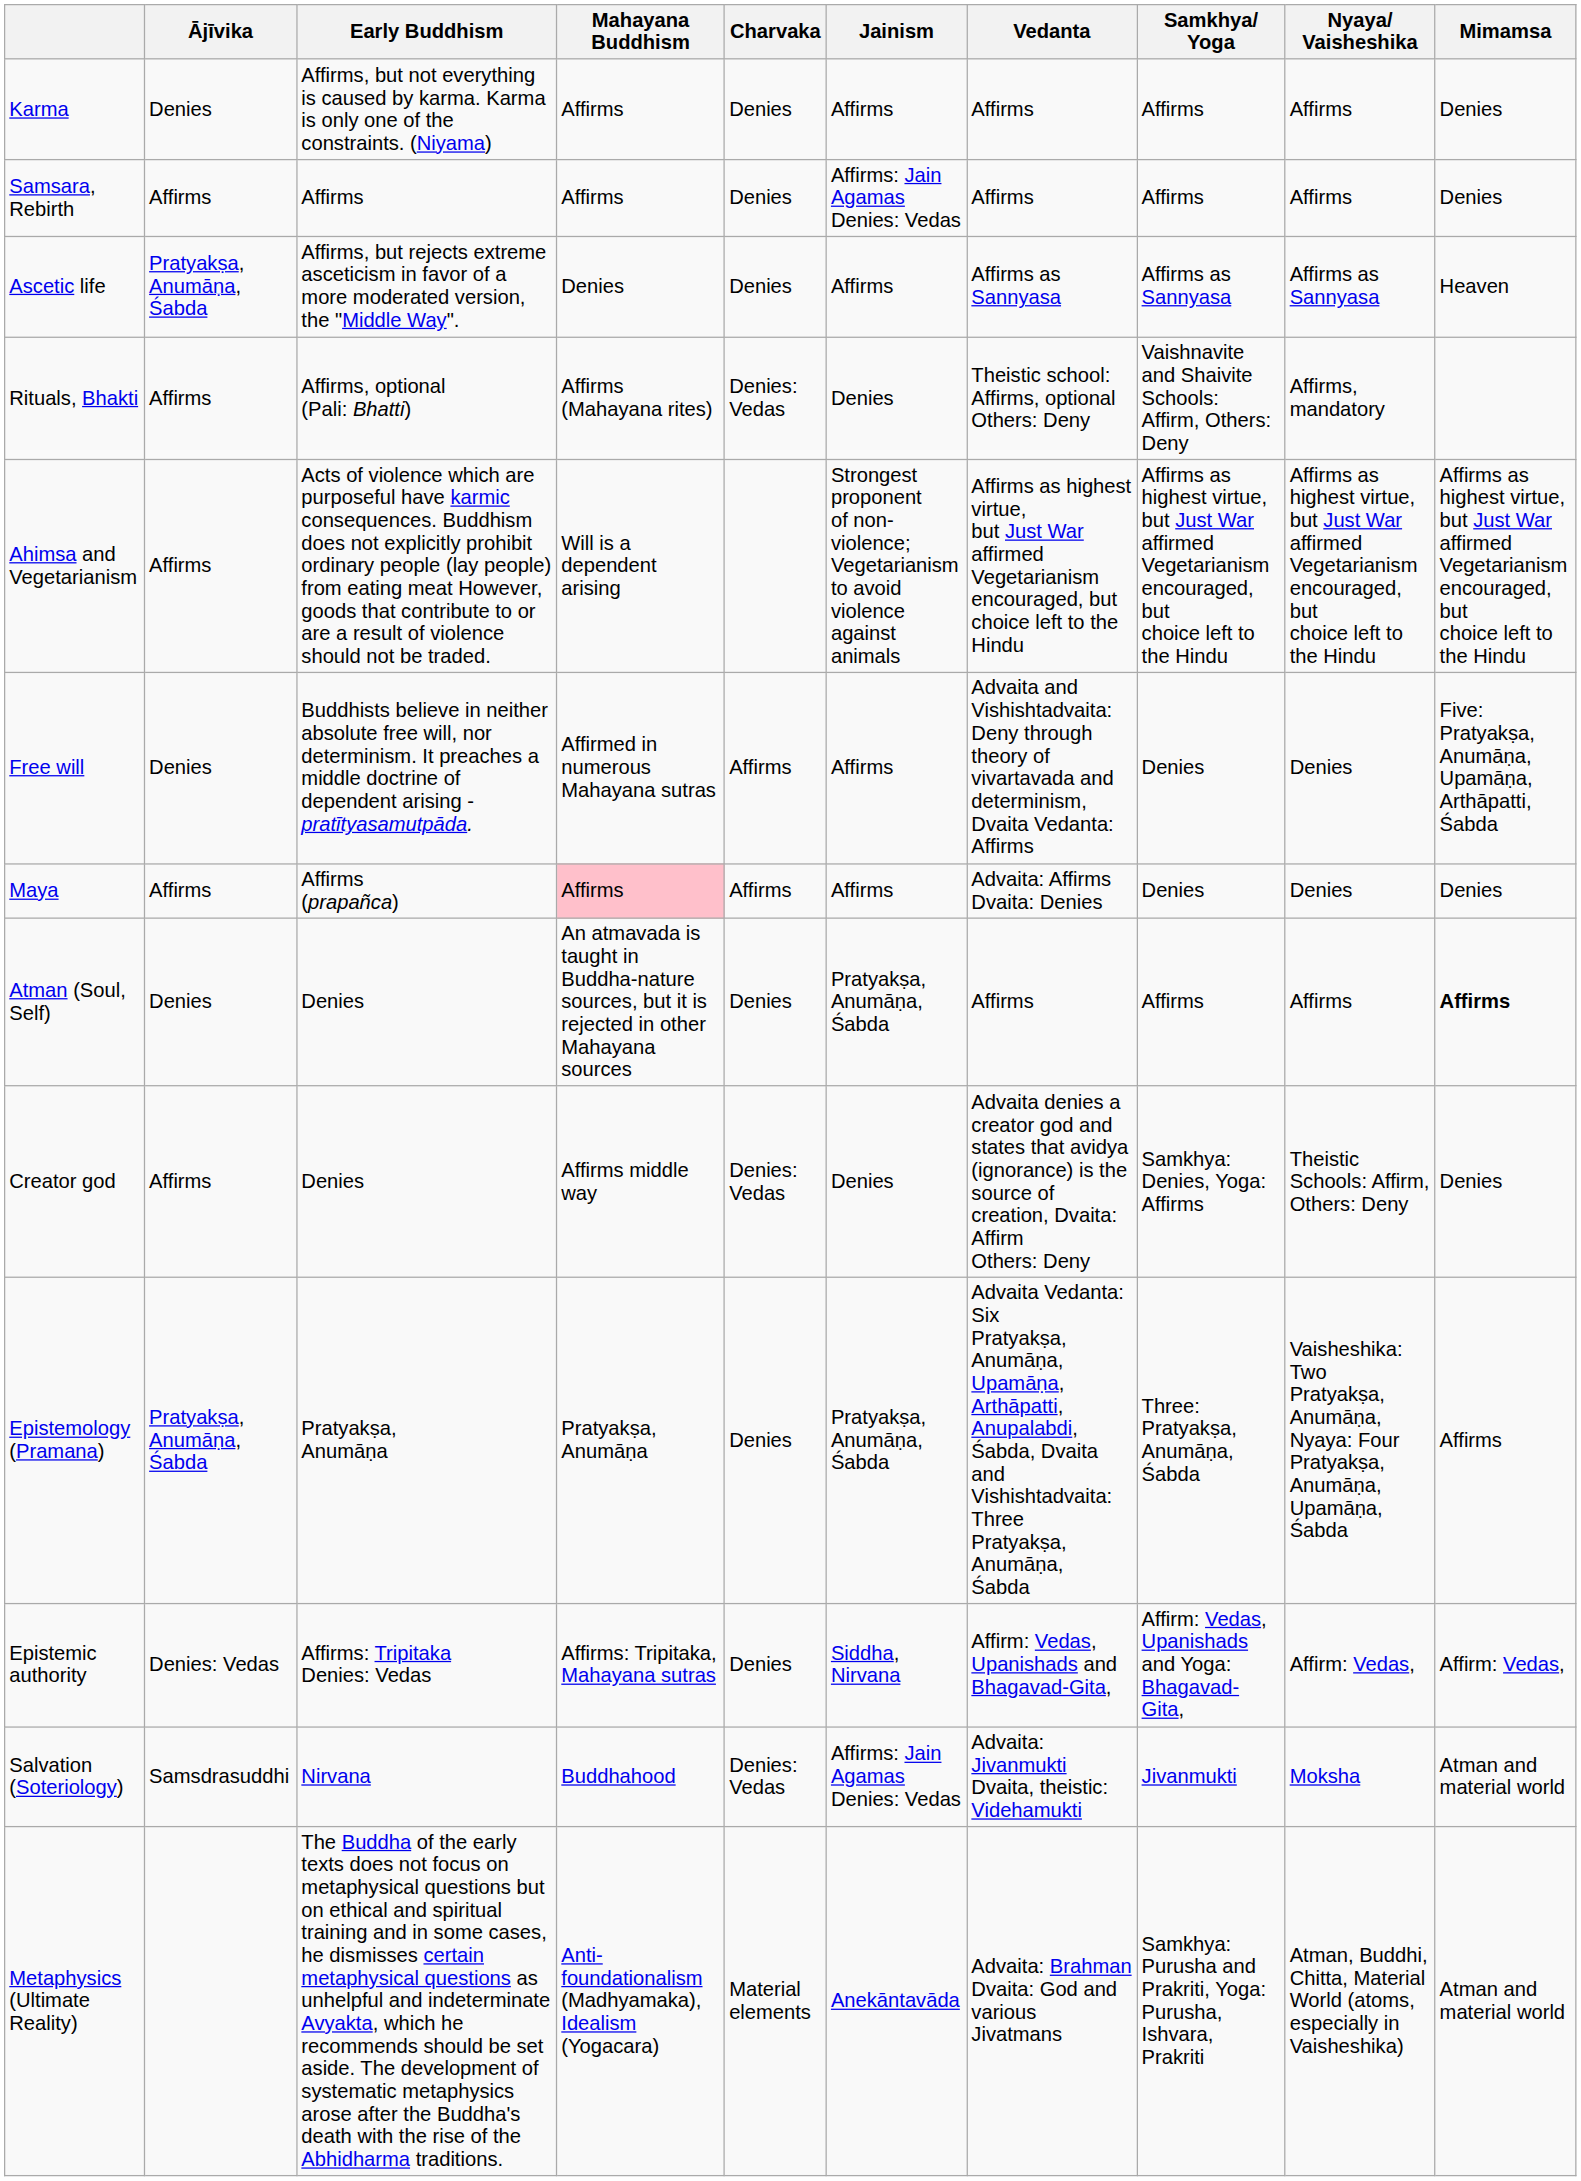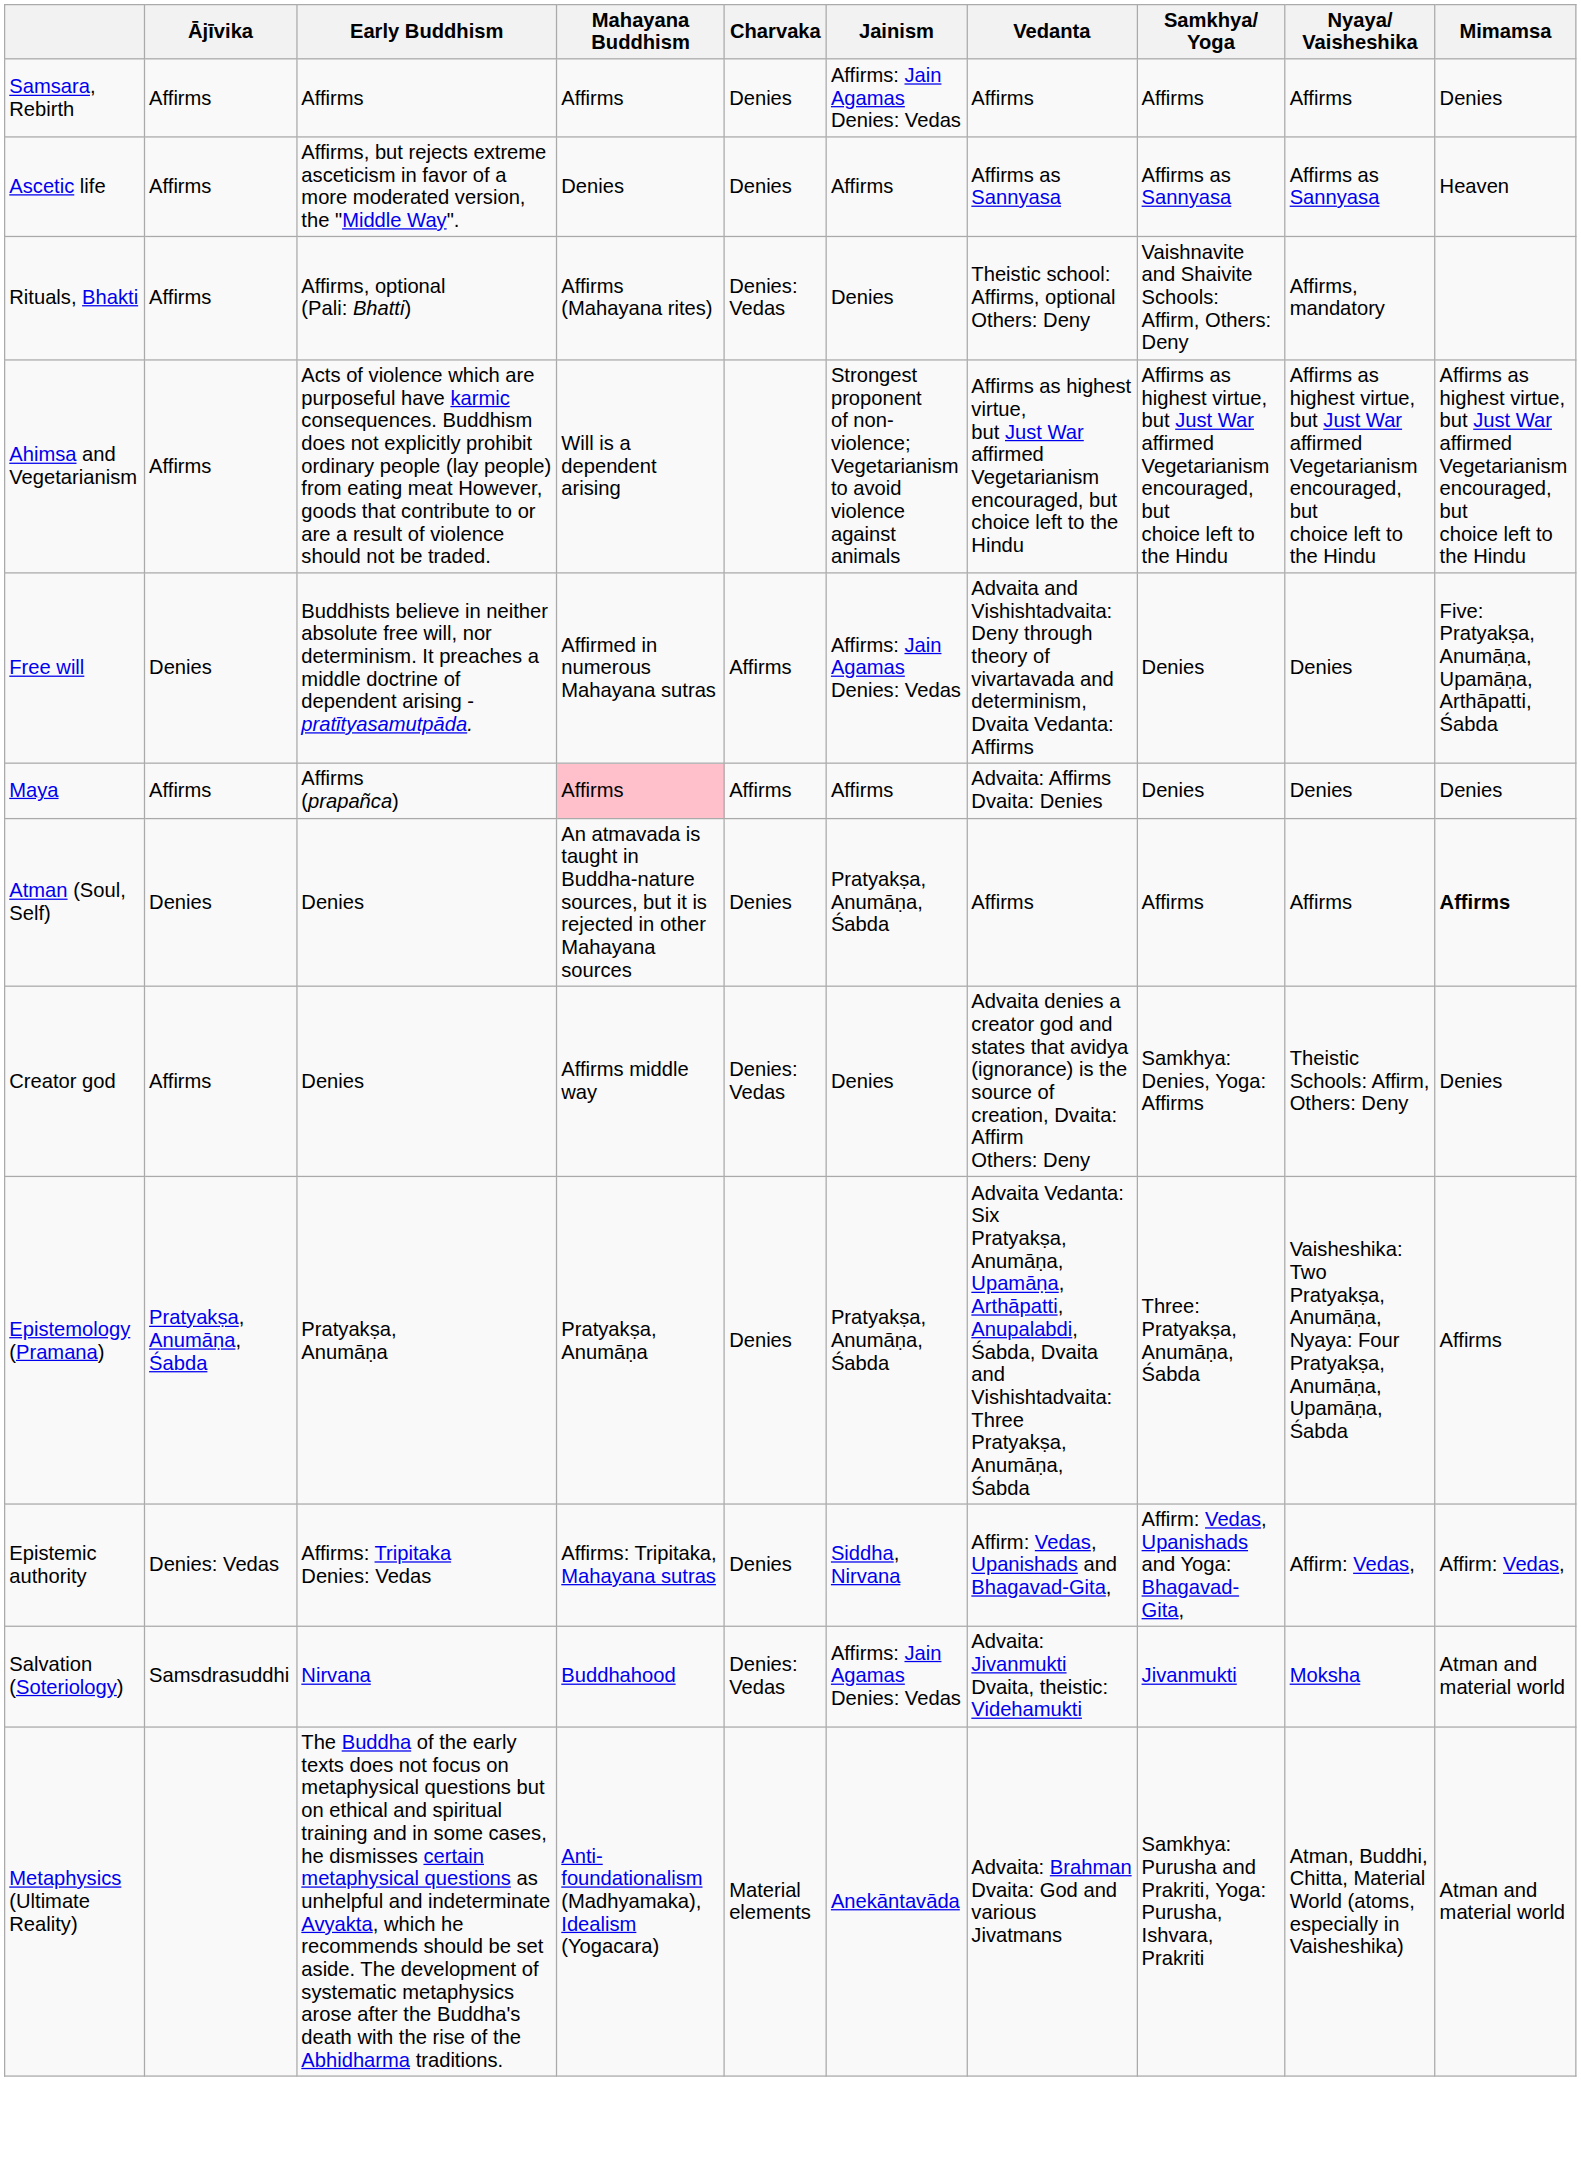- row: (39, 109)
(197, 286) Pratyakṣa, Anumāṇa, Śabda -> (180, 186) Affirms
(862, 767) Affirms -> (896, 667) Affirms: Jain Agamas Denies: Vedas
